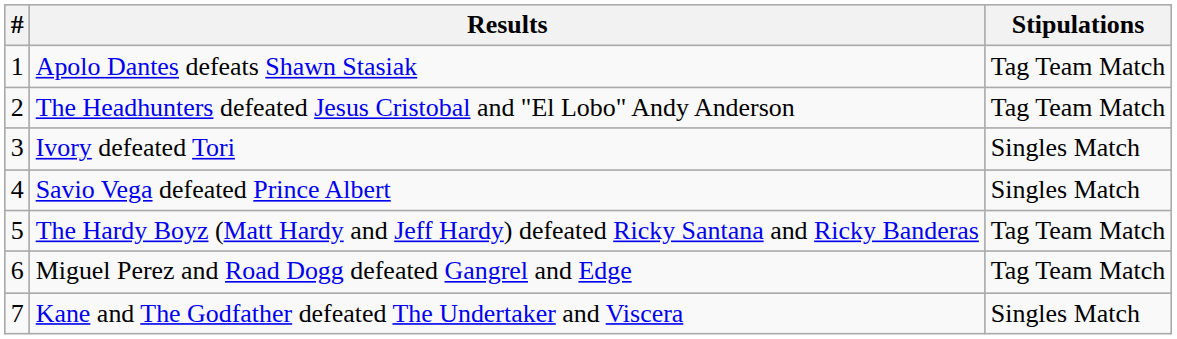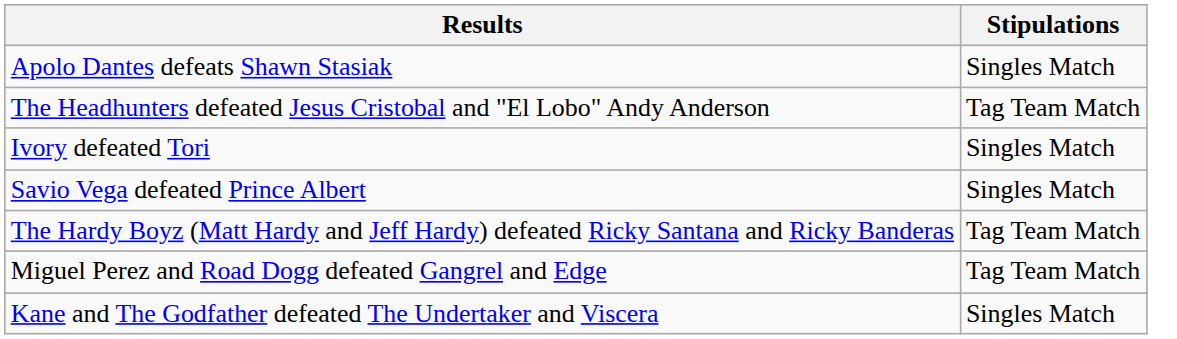- column: (17, 25)
(1078, 66) Tag Team Match -> (1040, 66) Singles Match
